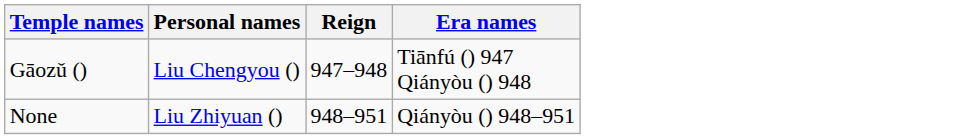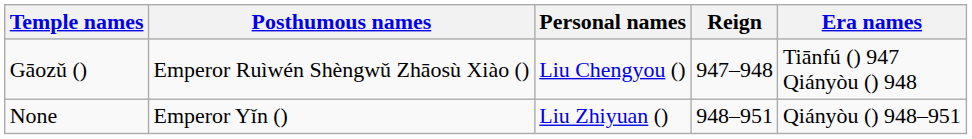+ column: (341, 21)
